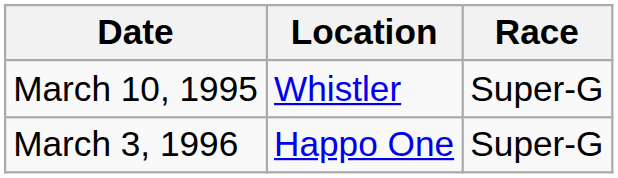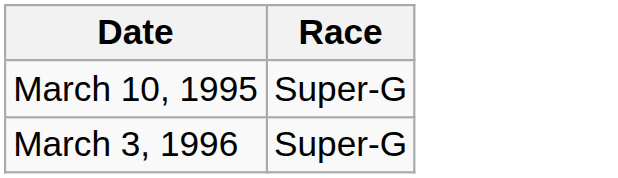- column: (364, 32)
